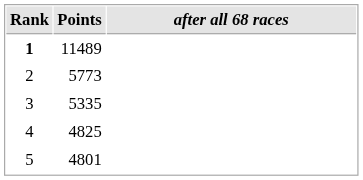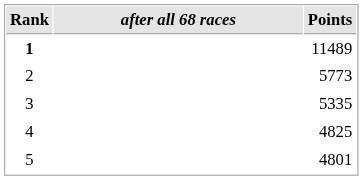columns swapped: (231, 19) <-> (80, 19)
